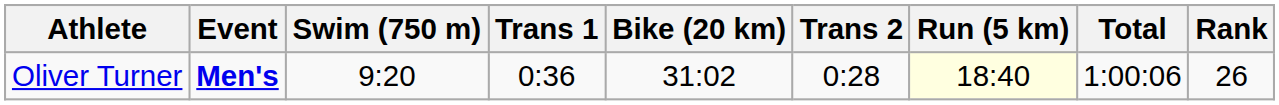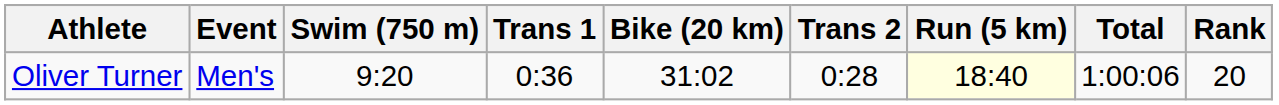(238, 75) bold -> (235, 75) normal
(1232, 75) 26 -> (1230, 75) 20
